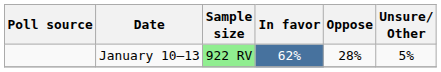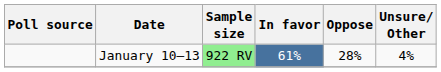(289, 56) 62% -> (289, 56) 61%
(406, 56) 5% -> (406, 56) 4%
